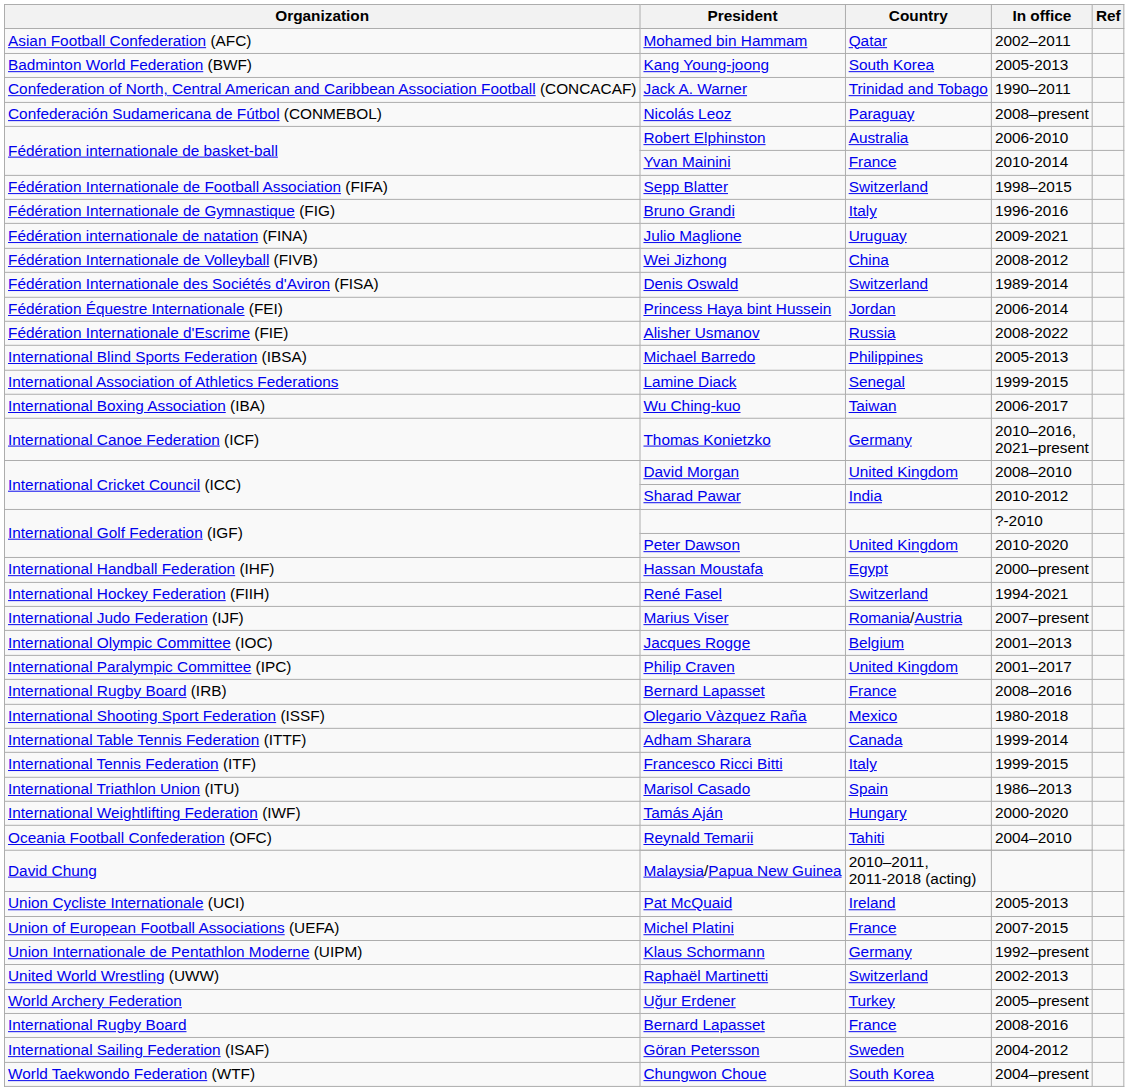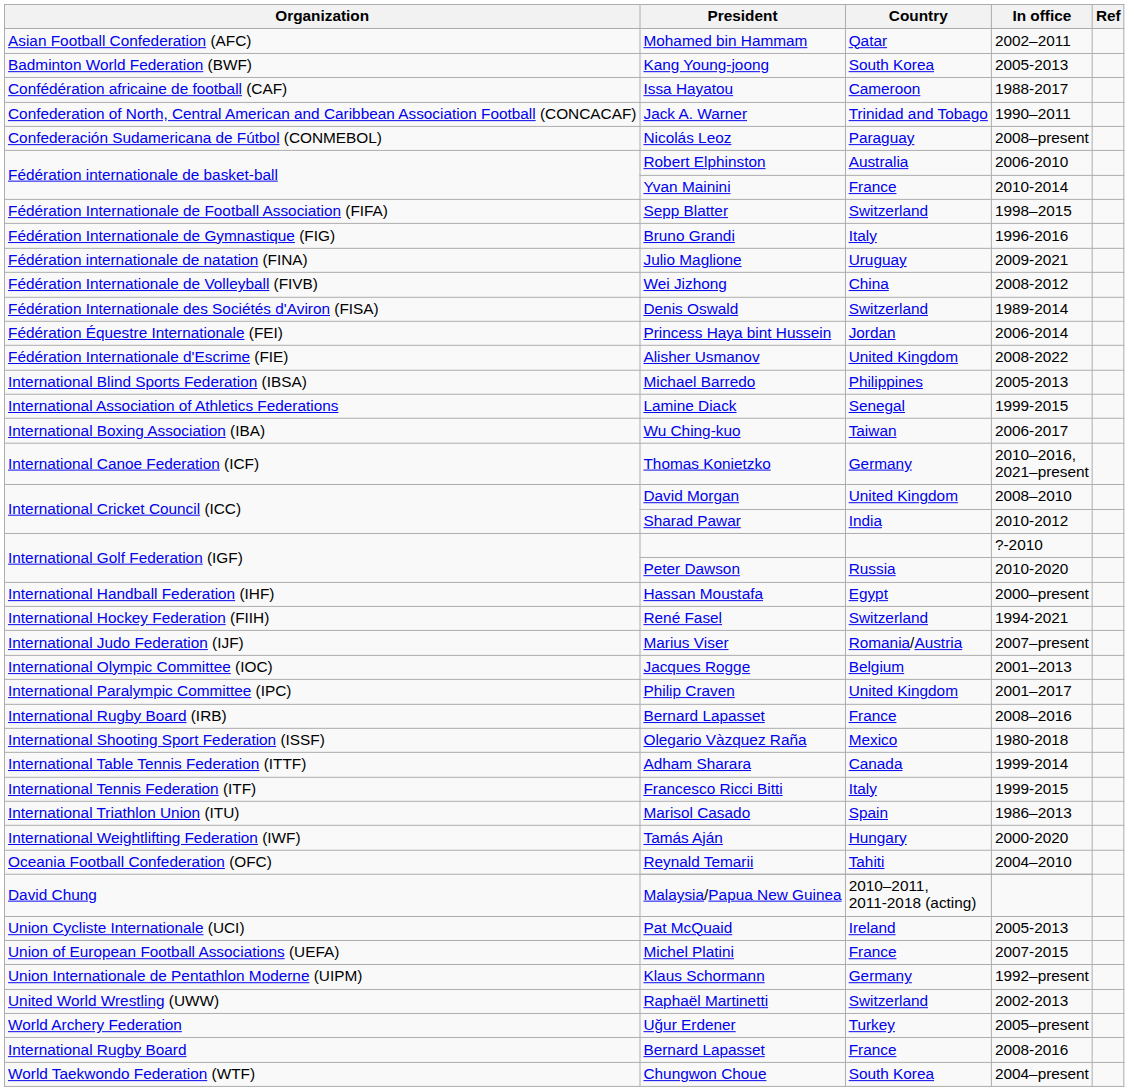+ row: (148, 89)
(872, 333) Russia -> (903, 357) United Kingdom
(903, 545) United Kingdom -> (872, 569) Russia
- row: (139, 1050)
